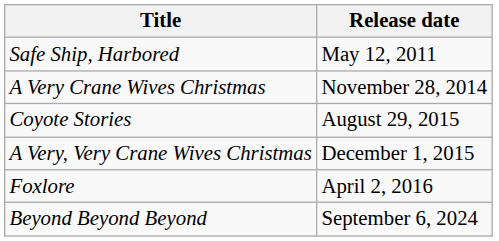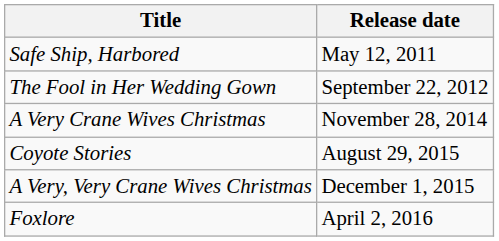+ row: (143, 86)
- row: (108, 218)
